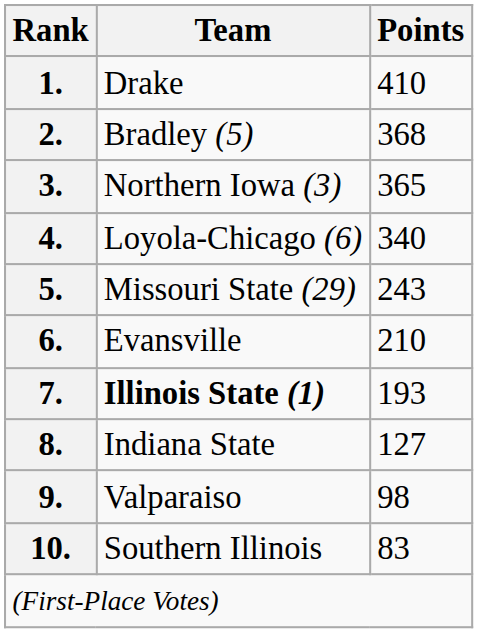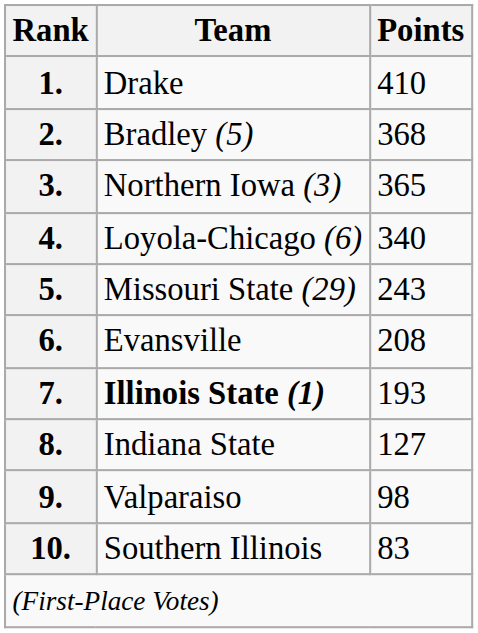(402, 340) 210 -> (402, 340) 208
